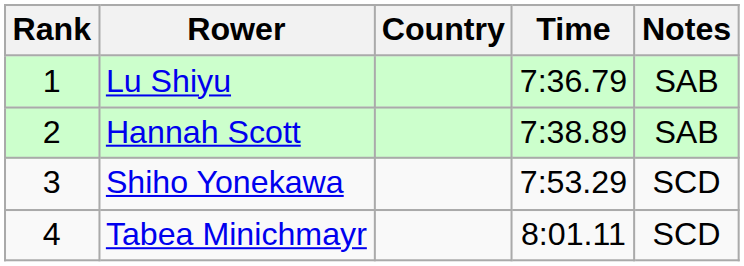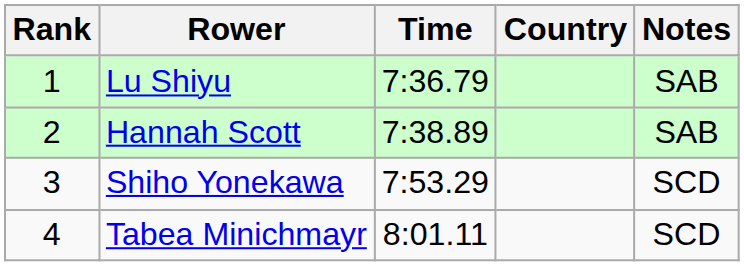columns swapped: (443, 30) <-> (573, 30)
